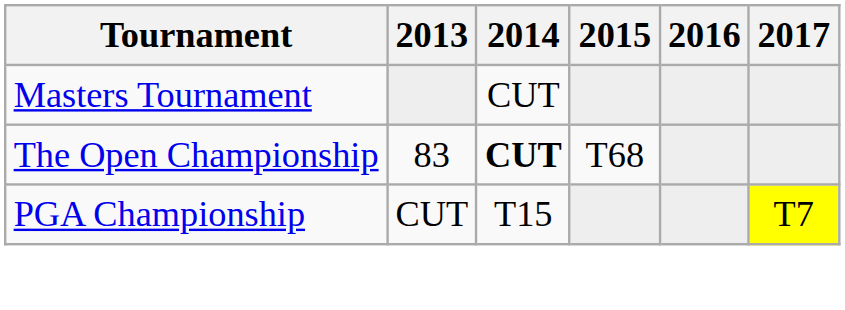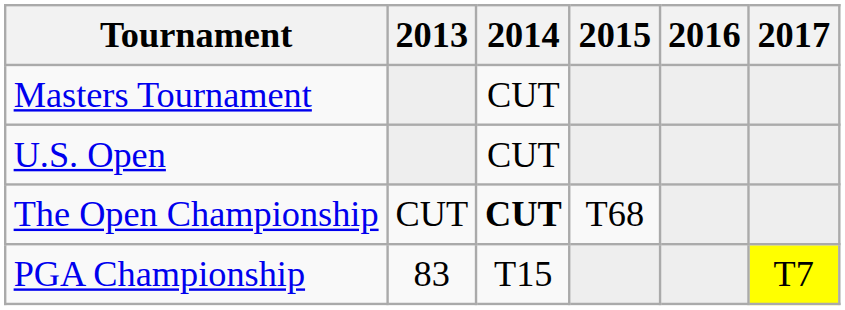+ row: (90, 154)
(432, 154) 83 -> (432, 214) CUT
(432, 214) CUT -> (432, 274) 83
